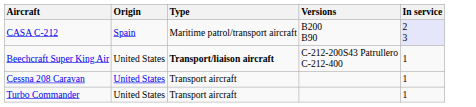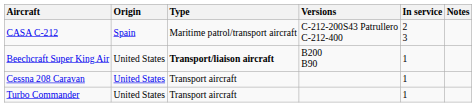+ column: (458, 12)
(312, 32) B200 B90 -> (350, 32) C-212-200S43 Patrullero C-212-400
(405, 32) lavender background -> (405, 32) no background
(350, 58) C-212-200S43 Patrullero C-212-400 -> (312, 58) B200 B90
